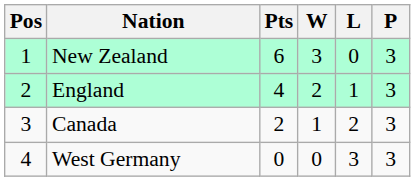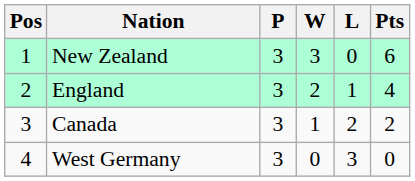columns swapped: (391, 21) <-> (279, 21)
